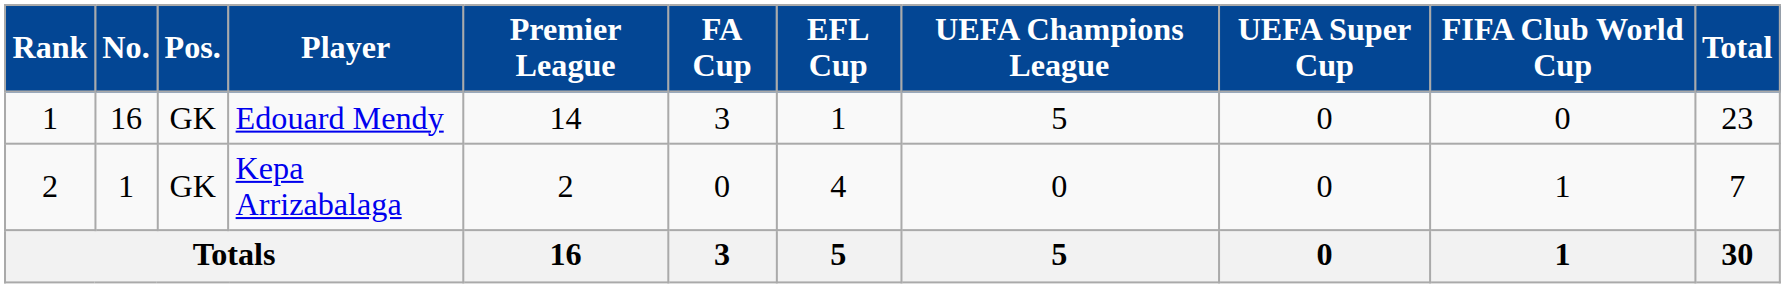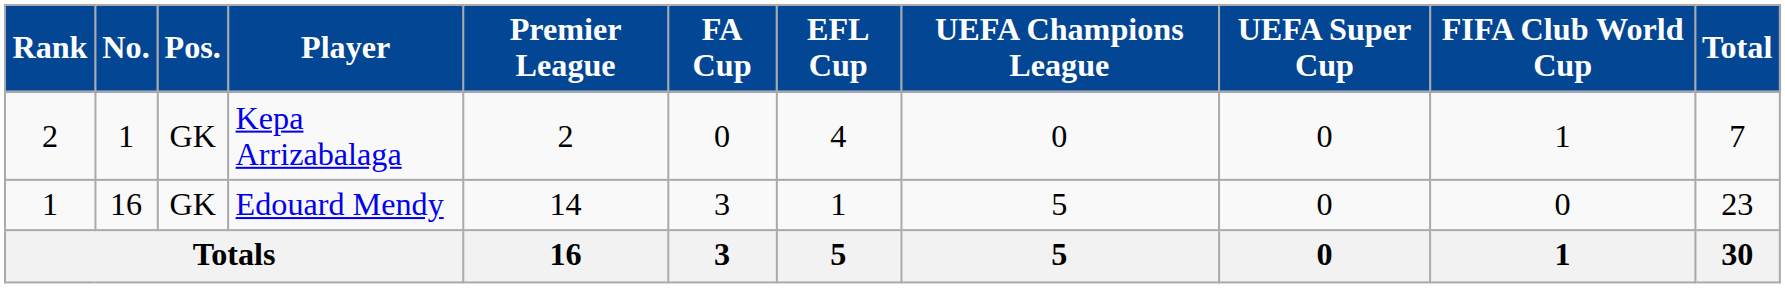rows swapped: (340, 117) <-> (319, 186)
